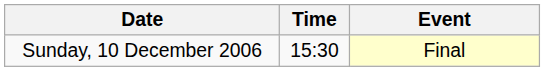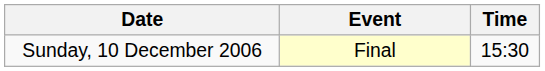columns swapped: (314, 19) <-> (444, 19)
